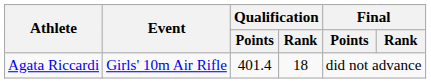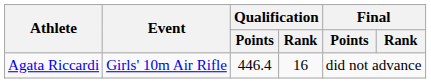(255, 65) 401.4 -> (255, 65) 446.4
(301, 65) 18 -> (301, 65) 16
